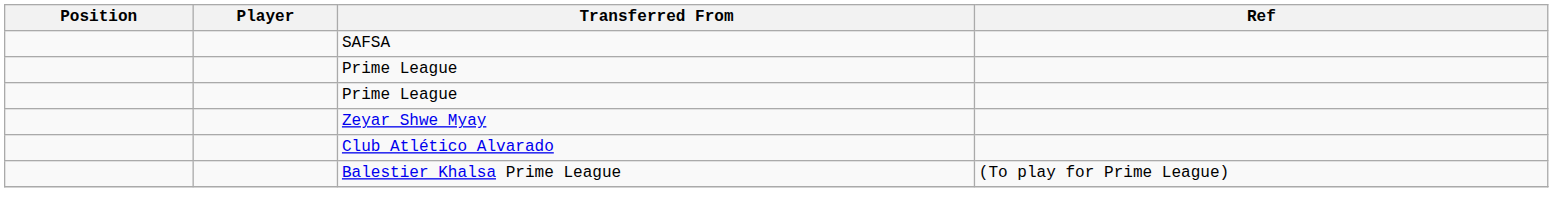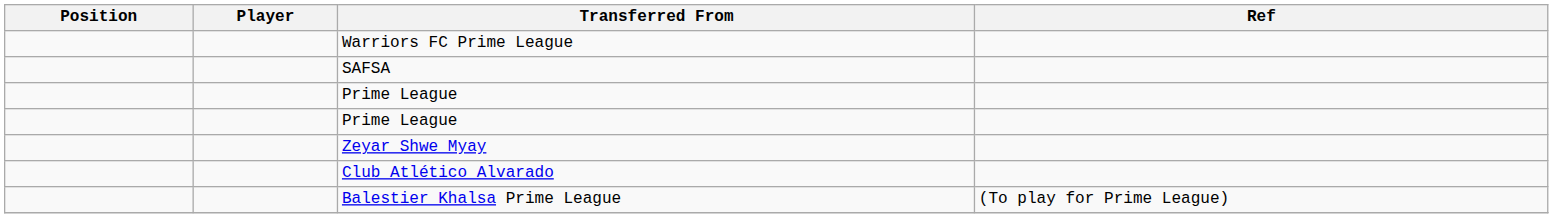+ row: (457, 44)
